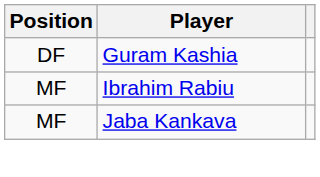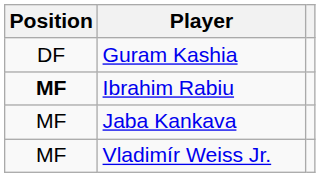(51, 88) normal -> (51, 88) bold
+ row: (187, 155)
